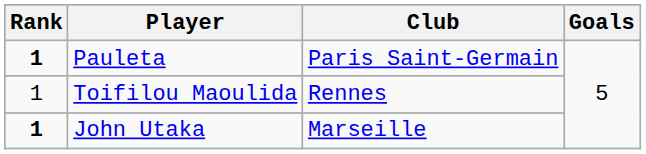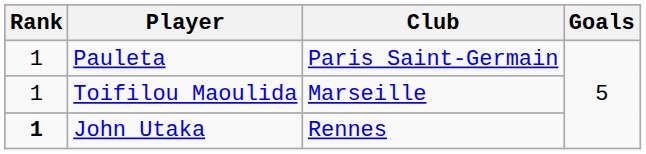(36, 59) bold -> (36, 59) normal
(347, 94) Rennes -> (367, 94) Marseille
(367, 130) Marseille -> (347, 130) Rennes
